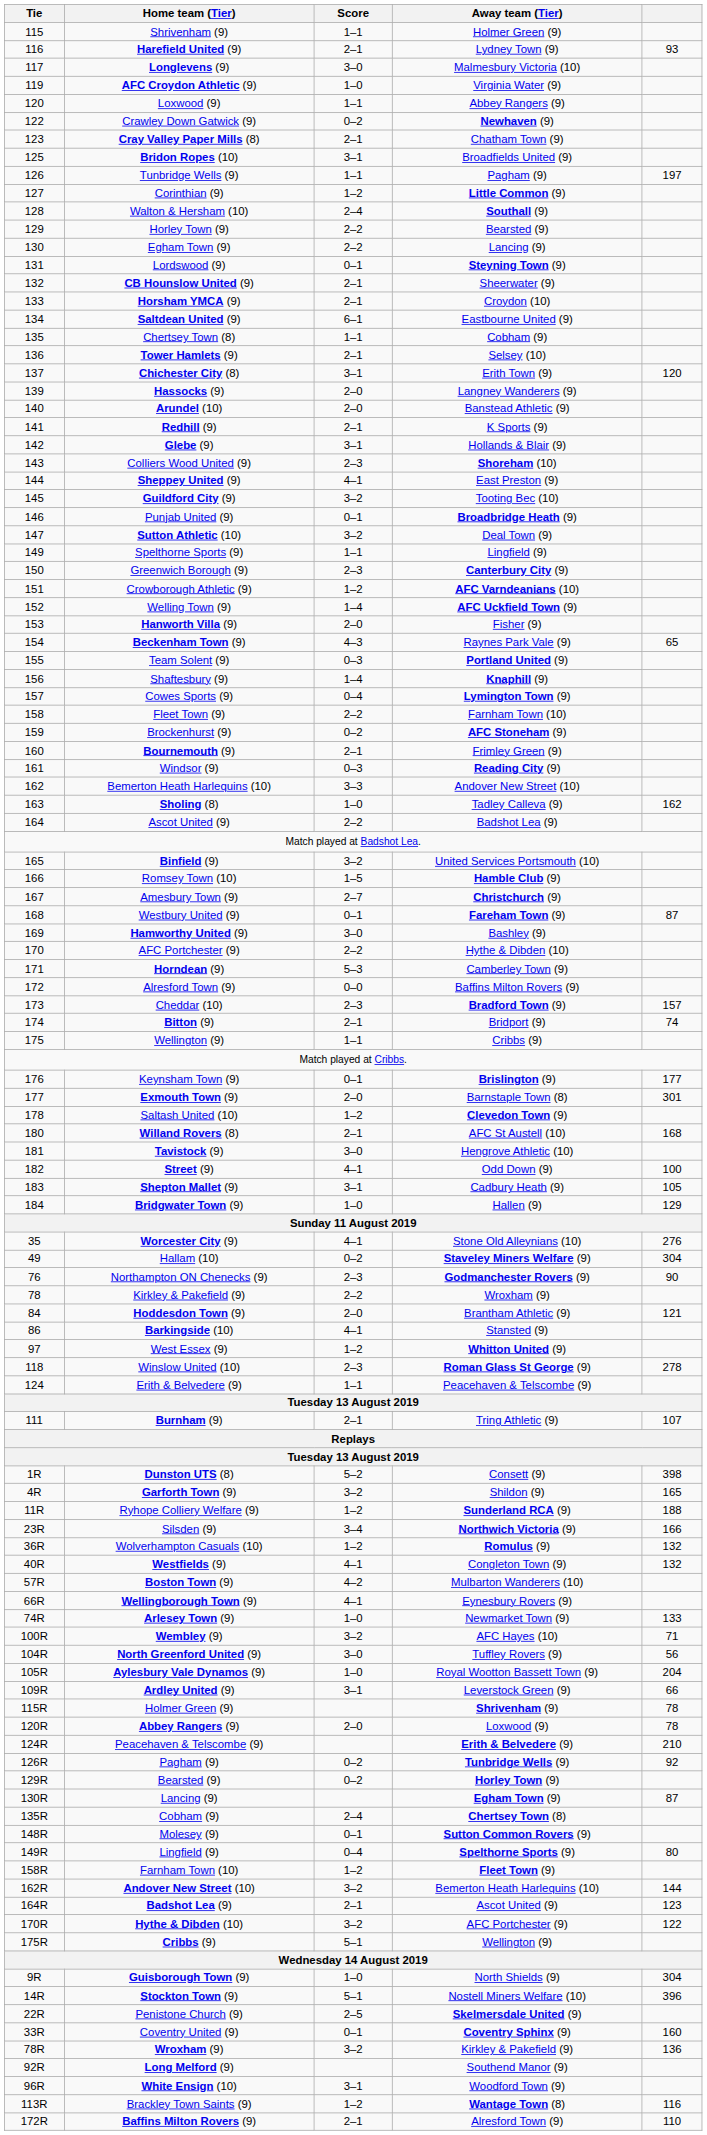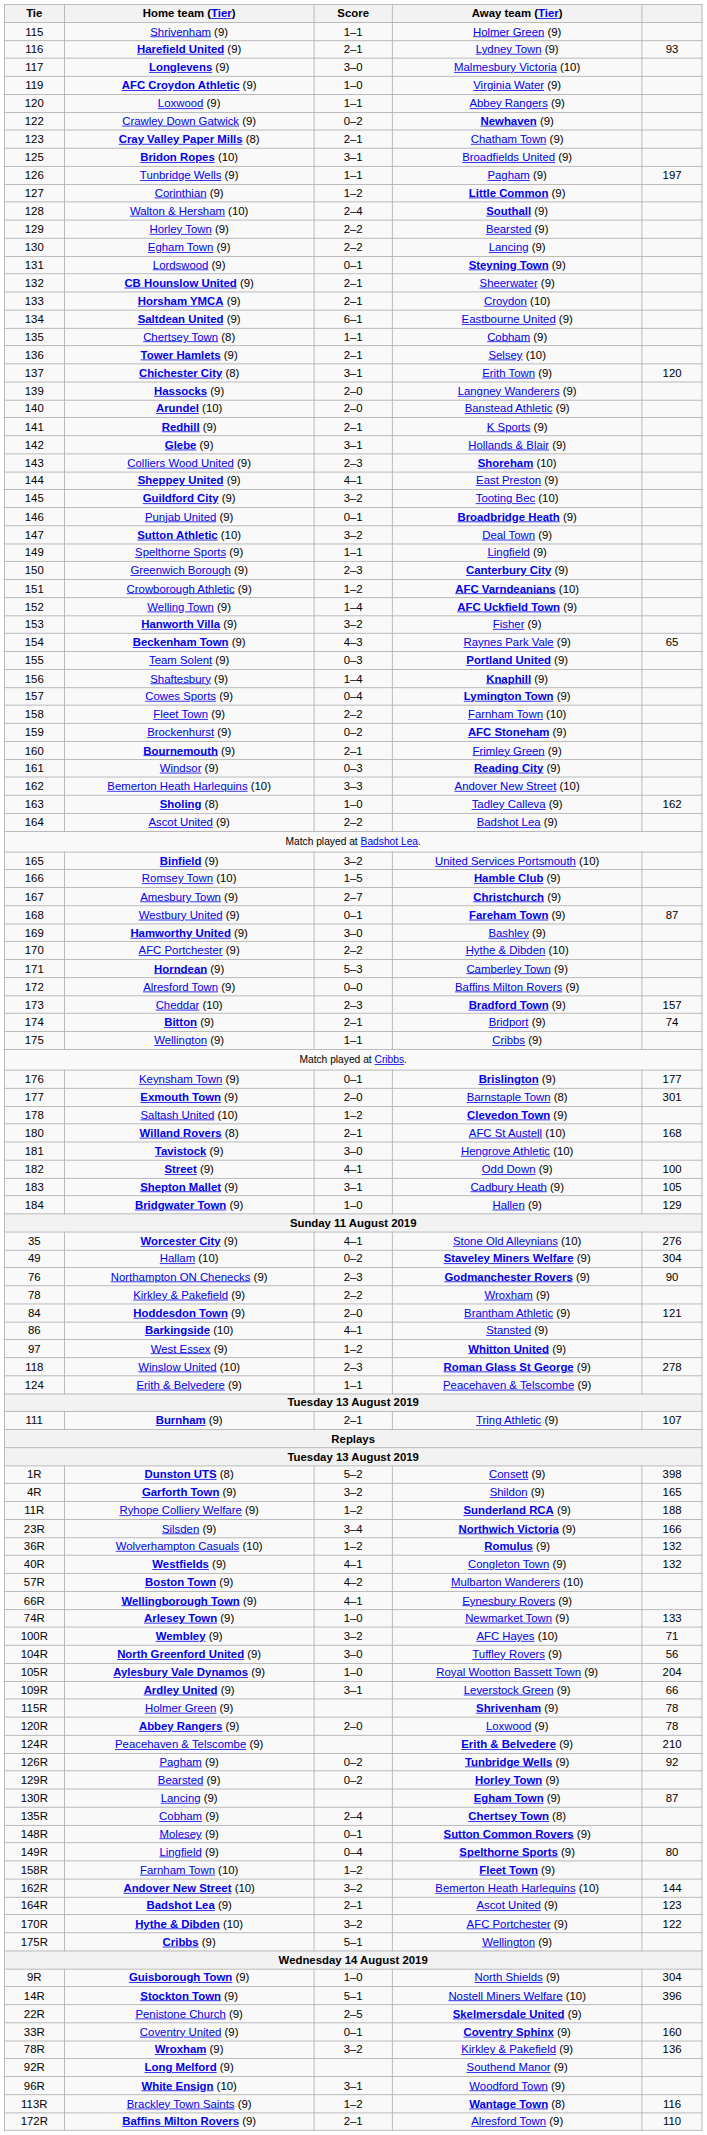(353, 625) 2–0 -> (353, 625) 3–2
